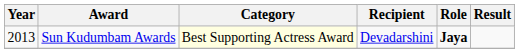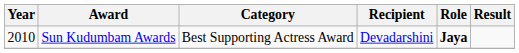(21, 37) 2013 -> (21, 37) 2010
(268, 37) lightyellow background -> (268, 37) no background
